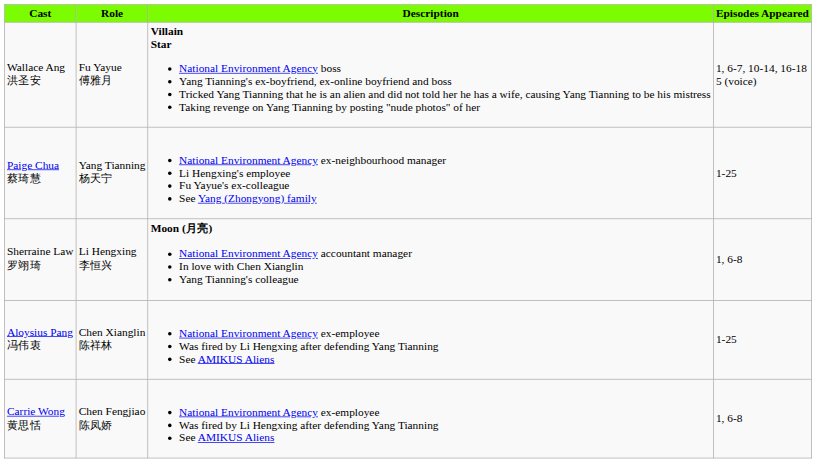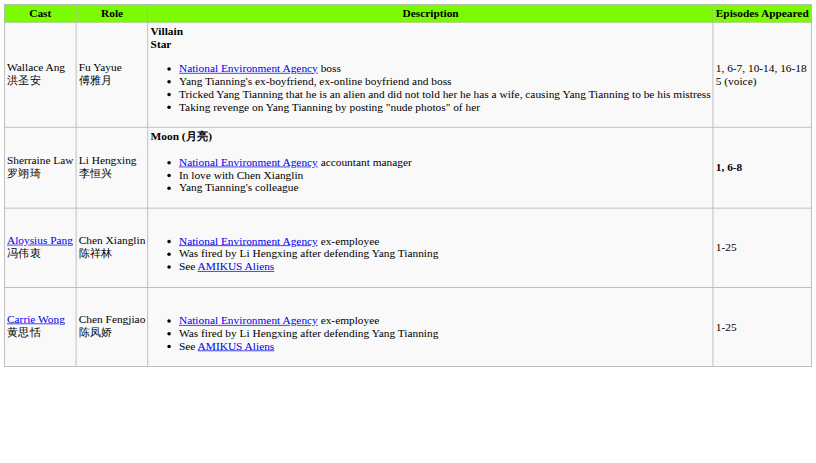- row: (33, 172)
(729, 259) normal -> (729, 167) bold
(729, 418) 1, 6-8 -> (726, 326) 1-25
